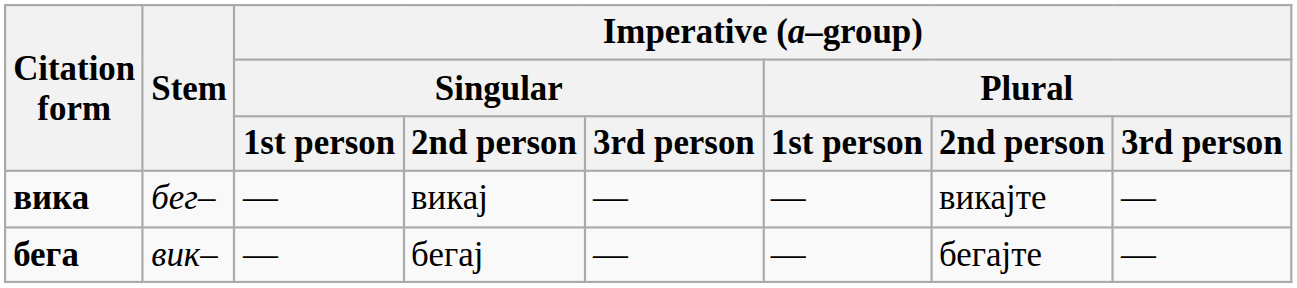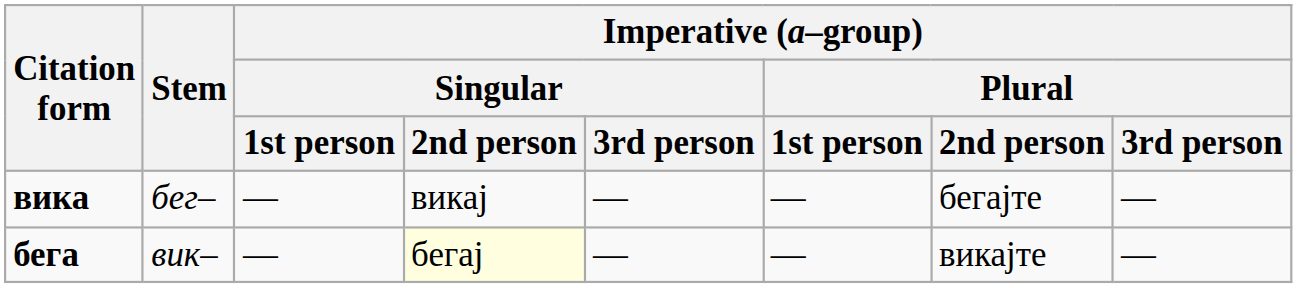(993, 198) викајте -> (991, 198) бегајте
(447, 253) no background -> (447, 253) lightyellow background
(991, 253) бегајте -> (993, 253) викајте
